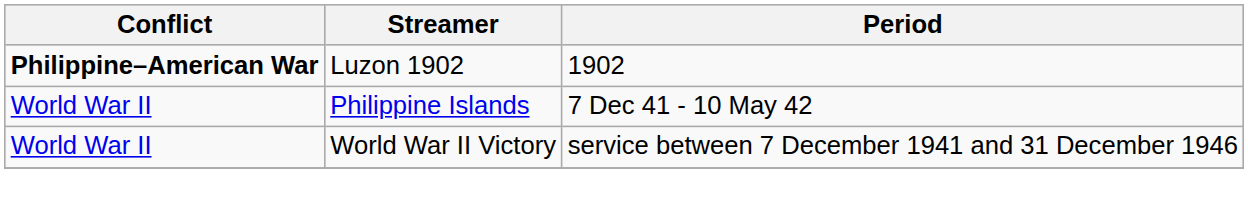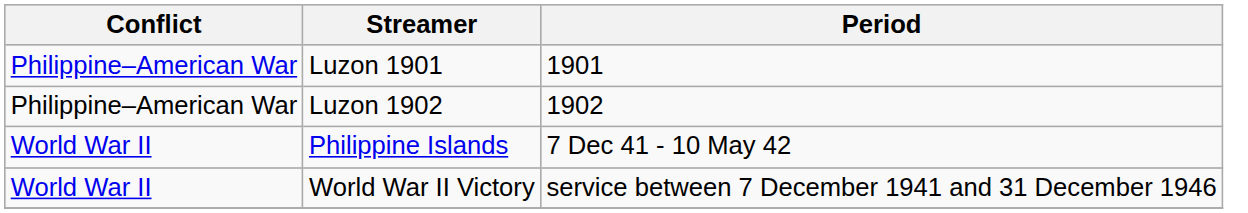+ row: (376, 65)
(165, 65) bold -> (154, 106) normal
